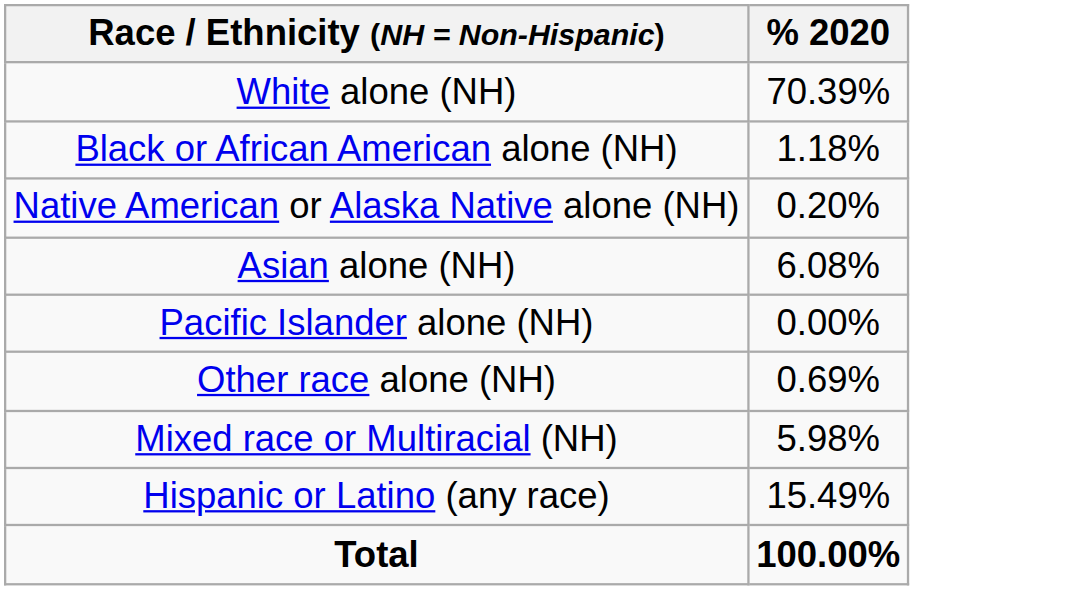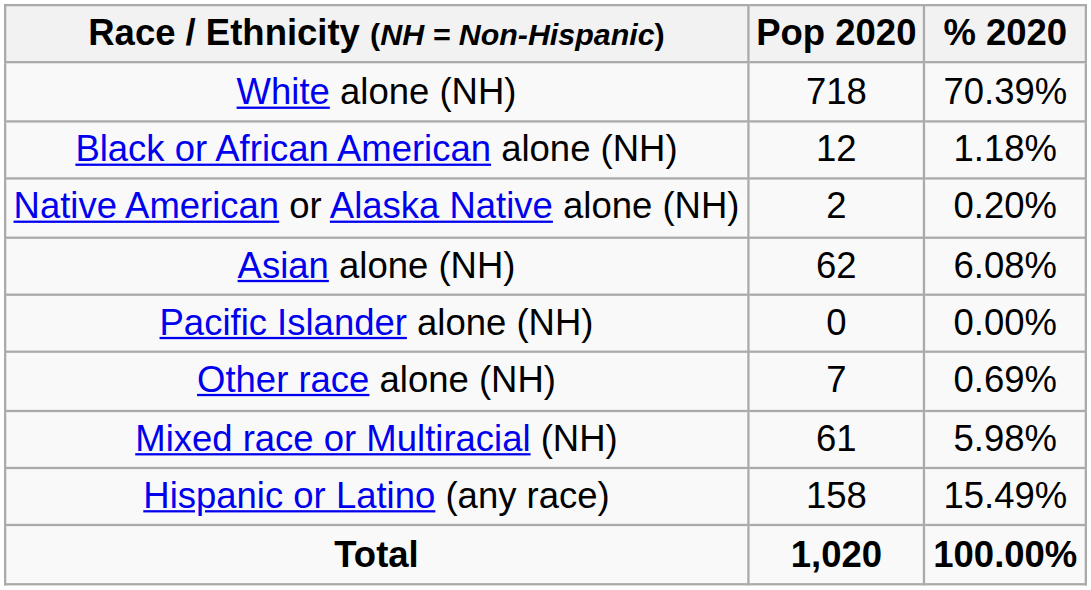+ column: (836, 33)
